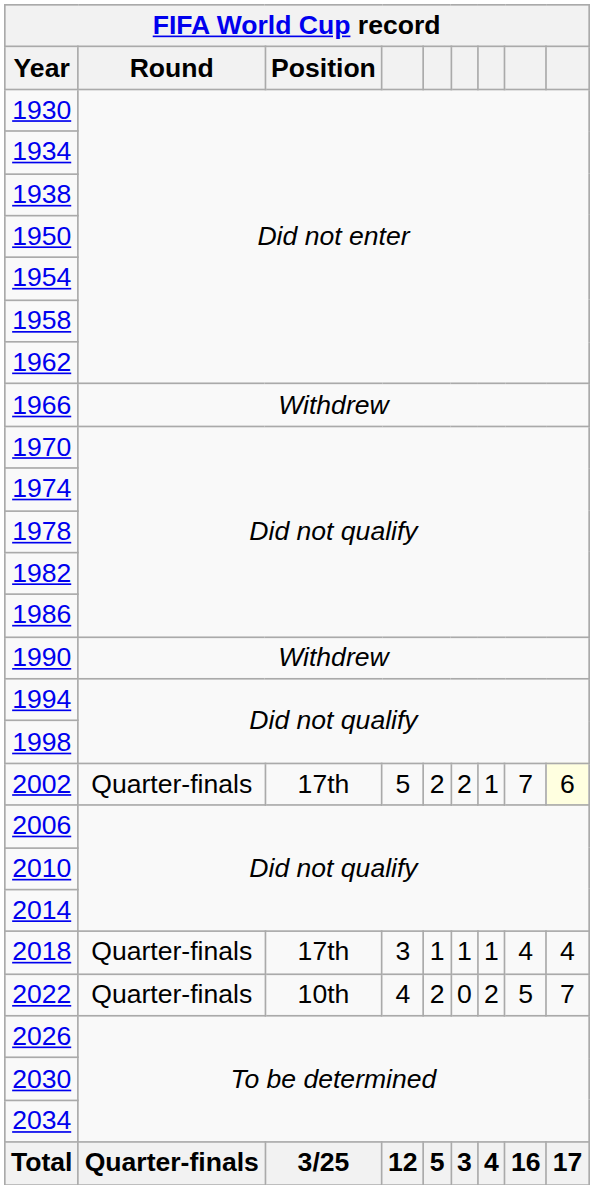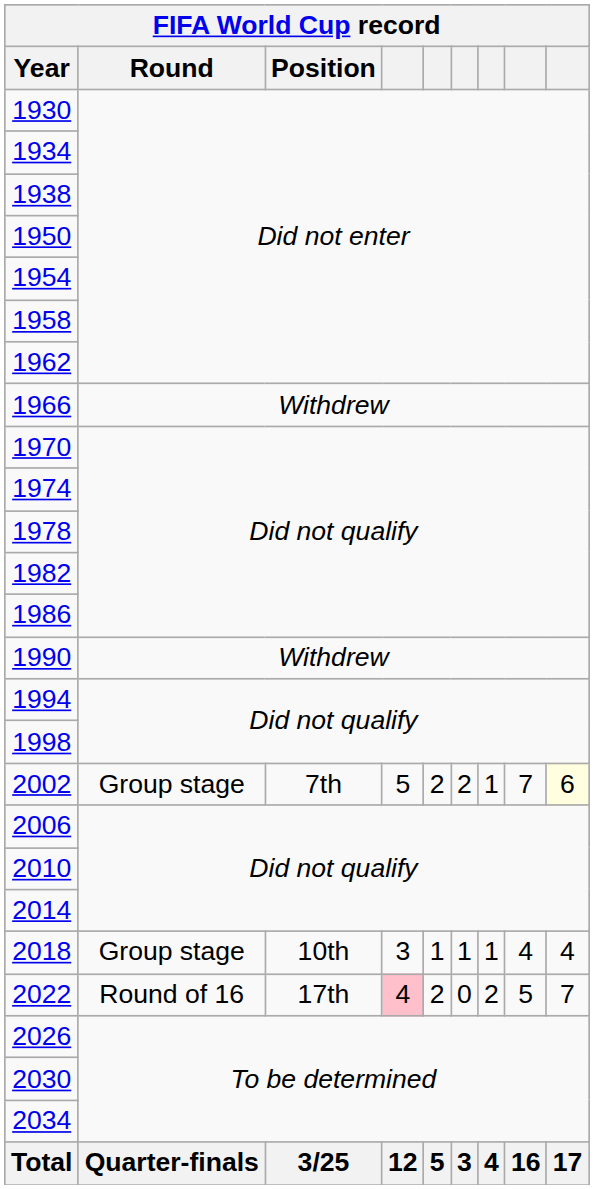(172, 783) Quarter-finals -> (172, 783) Group stage
(323, 783) 17th -> (323, 783) 7th
(172, 952) Quarter-finals -> (172, 952) Group stage
(323, 952) 17th -> (323, 952) 10th
(172, 994) Quarter-finals -> (172, 994) Round of 16
(323, 994) 10th -> (323, 994) 17th
(403, 994) no background -> (403, 994) pink background
